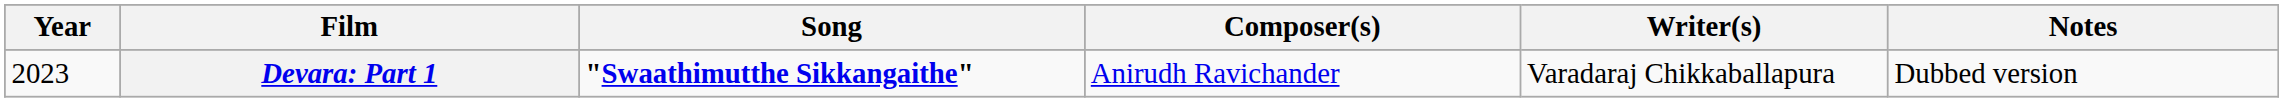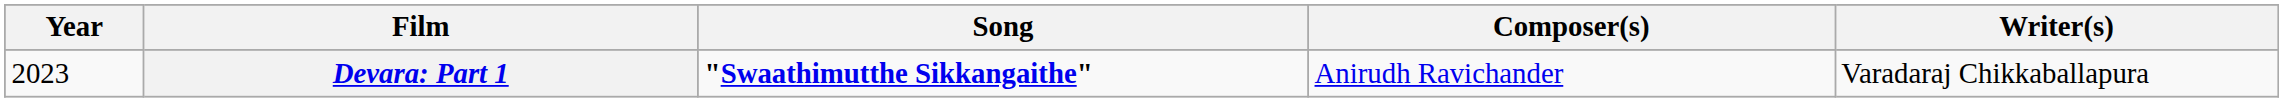- column: (2083, 27)
